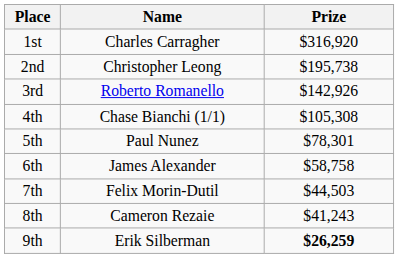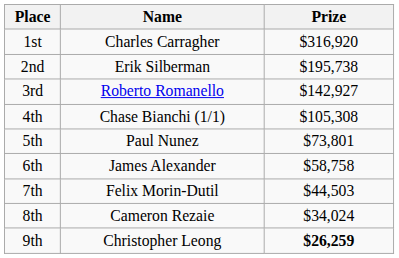(162, 66) Christopher Leong -> (162, 66) Erik Silberman
(329, 91) $142,926 -> (329, 91) $142,927
(329, 141) $78,301 -> (329, 141) $73,801
(329, 215) $41,243 -> (329, 215) $34,024
(162, 240) Erik Silberman -> (162, 240) Christopher Leong
